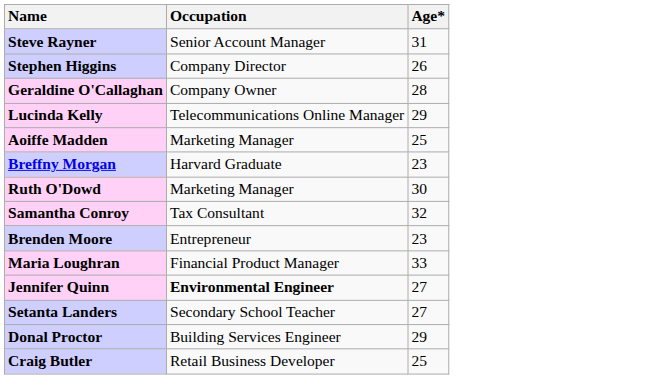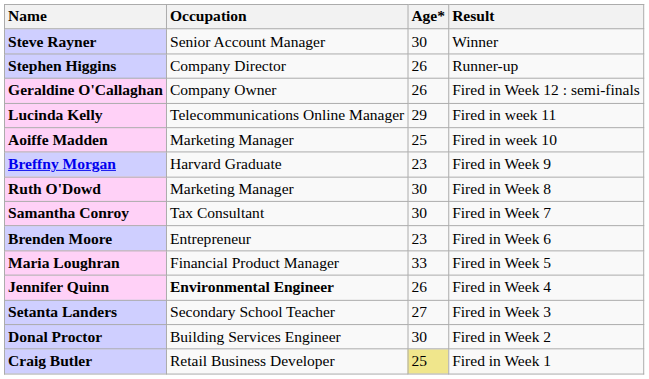+ column: (473, 16)
(419, 41) 31 -> (419, 41) 30
(419, 90) 28 -> (419, 90) 26
(419, 213) 32 -> (419, 213) 30
(419, 287) 27 -> (419, 287) 26
(419, 336) 29 -> (419, 336) 30
(419, 361) no background -> (419, 361) khaki background
